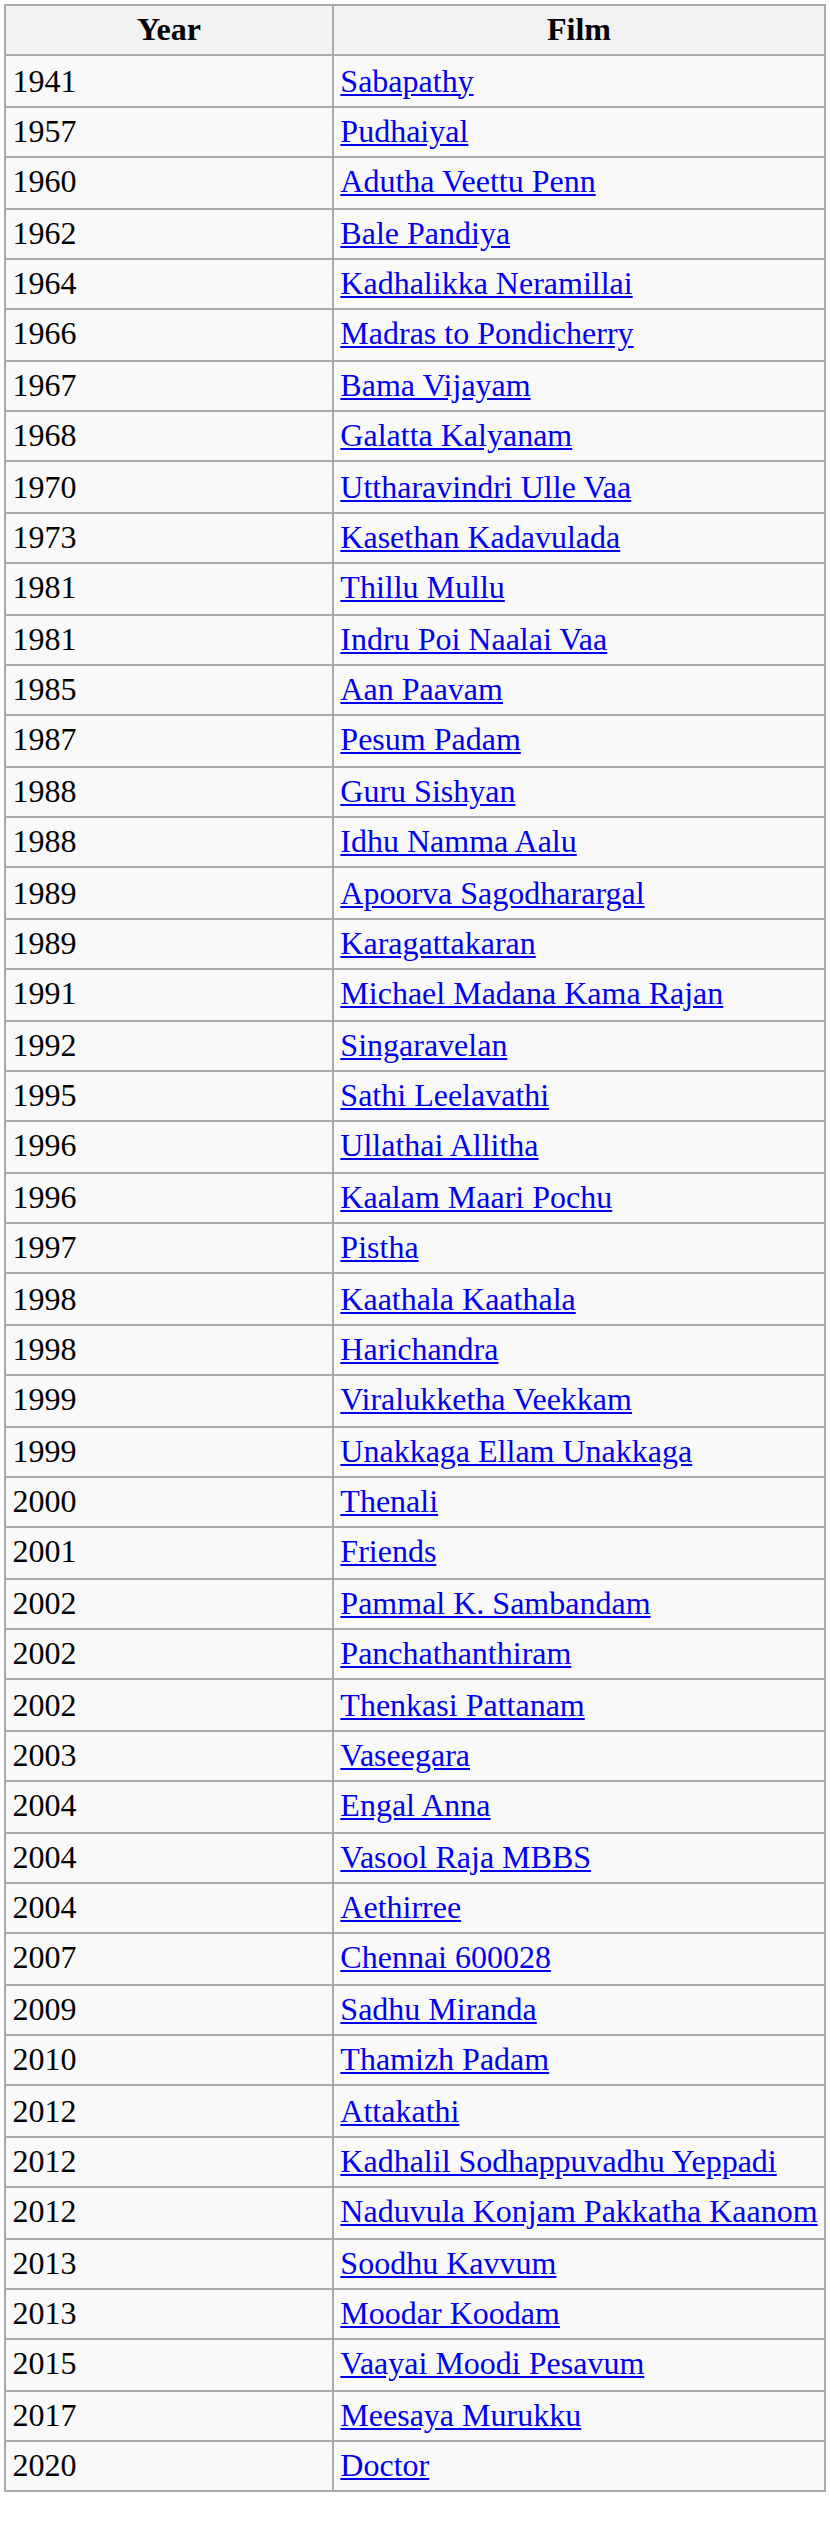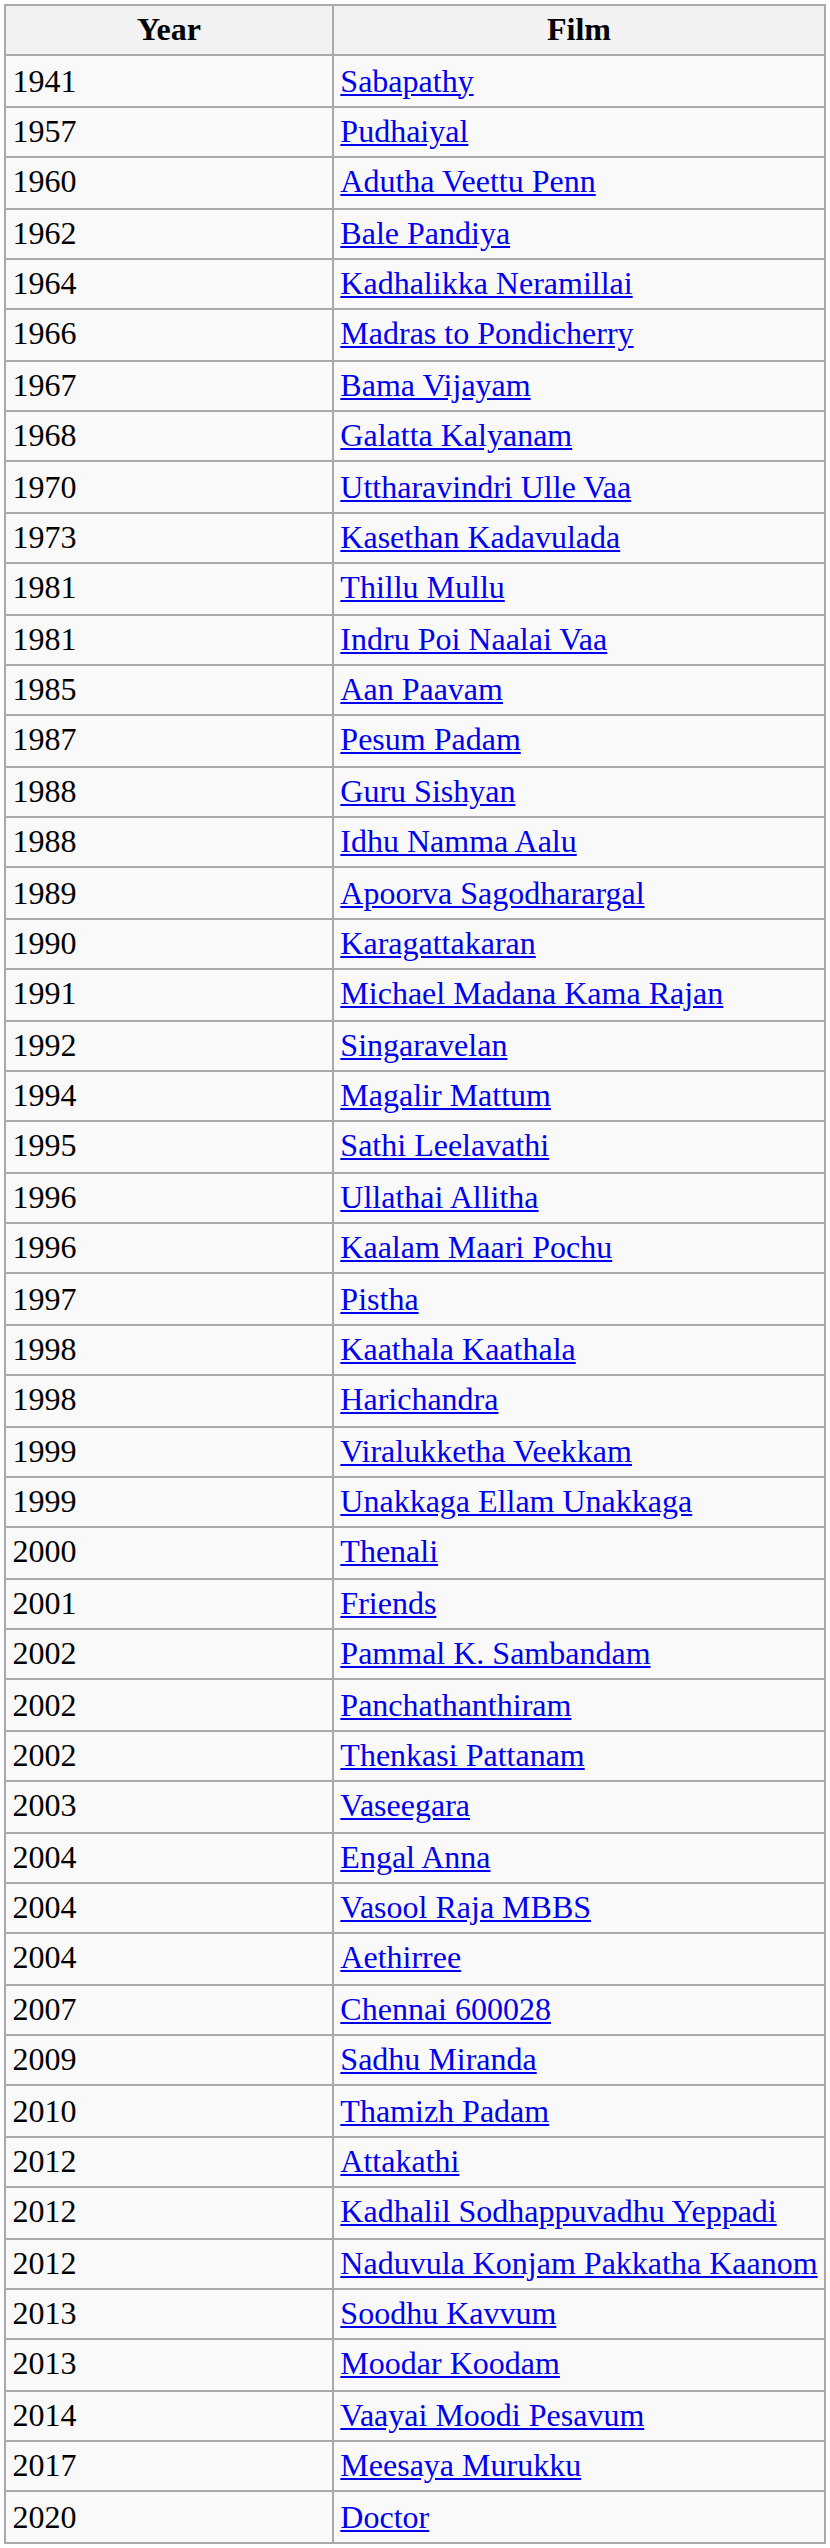(44, 943) 1989 -> (44, 943) 1990
+ row: (446, 1095)
(44, 2364) 2015 -> (44, 2415) 2014
